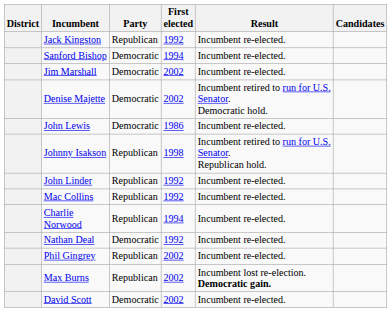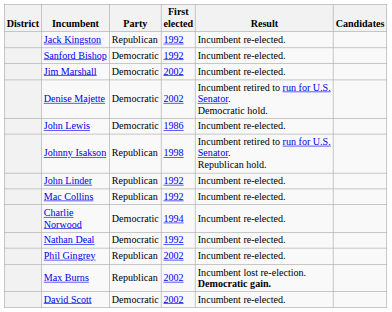(174, 55) 1994 -> (174, 55) 1992
(135, 218) Republican -> (135, 218) Democratic
